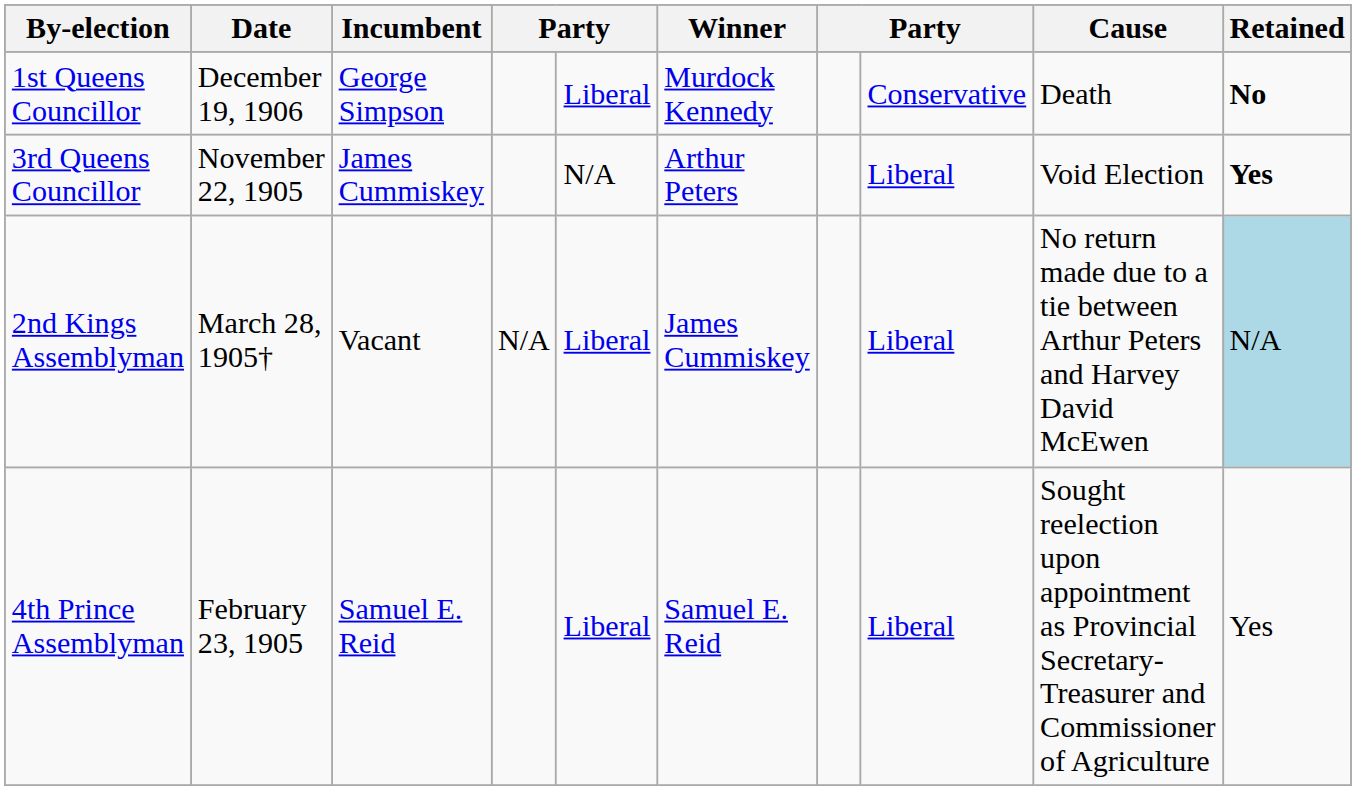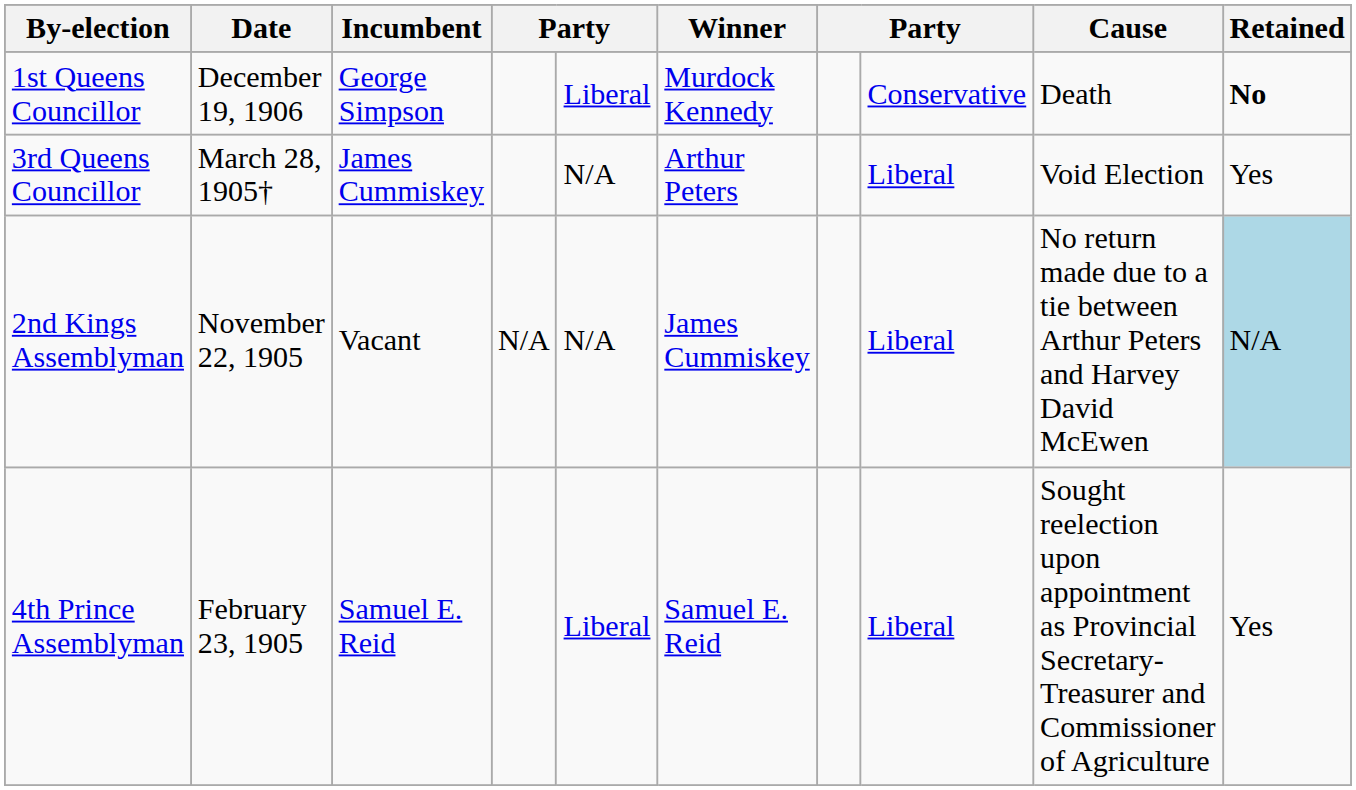(261, 174) November 22, 1905 -> (260, 174) March 28, 1905†
(1251, 174) bold -> (1251, 174) normal
(260, 340) March 28, 1905† -> (261, 340) November 22, 1905
(607, 340) Liberal -> (590, 340) N/A
